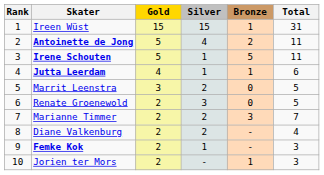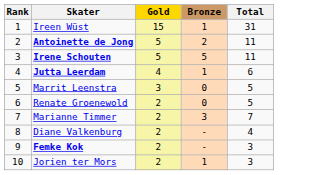- column: (204, 12)
